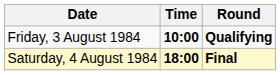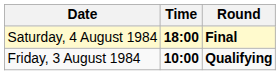rows swapped: (74, 37) <-> (82, 59)
